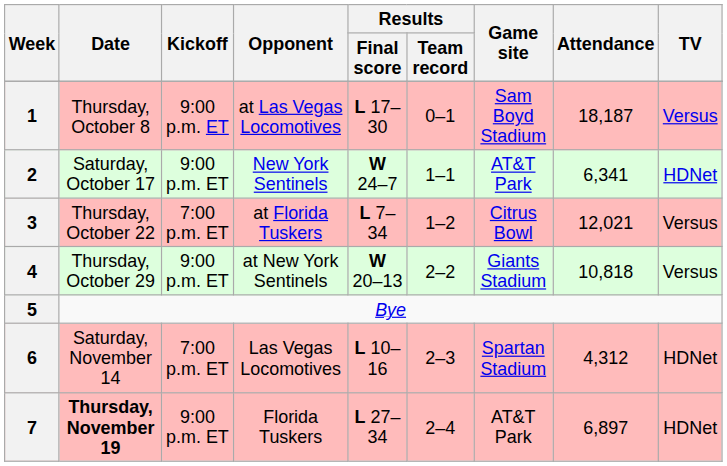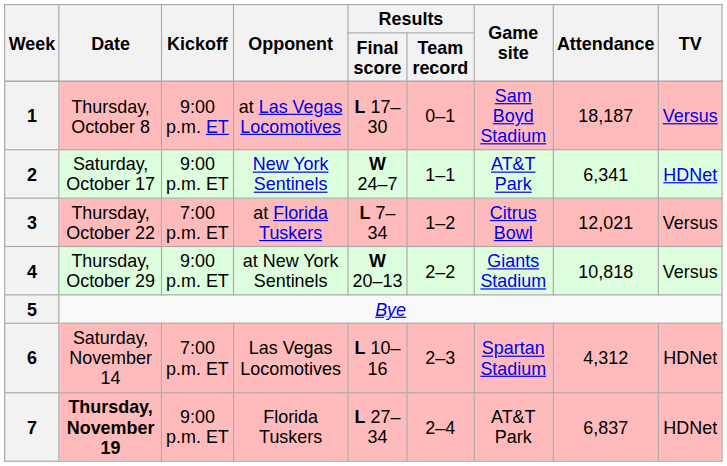(606, 427) 6,897 -> (606, 427) 6,837
